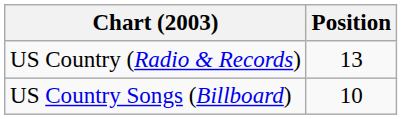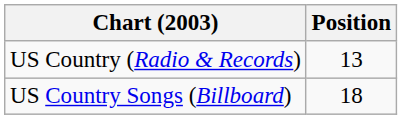(351, 95) 10 -> (351, 95) 18
